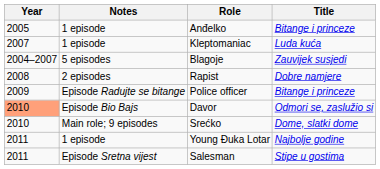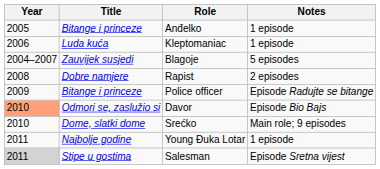columns swapped: (324, 12) <-> (123, 12)
(18, 44) 2007 -> (18, 44) 2006
(17, 156) no background -> (17, 156) lightgrey background
